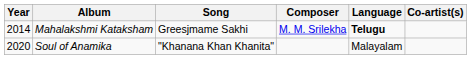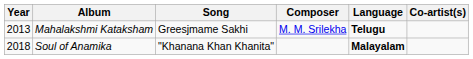(19, 29) 2014 -> (19, 29) 2013
(19, 46) 2020 -> (19, 46) 2018
(377, 46) normal -> (378, 46) bold
